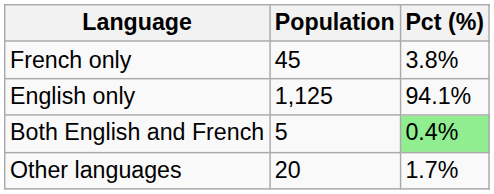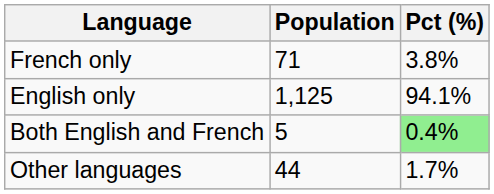(288, 59) 45 -> (288, 59) 71
(288, 170) 20 -> (288, 170) 44
